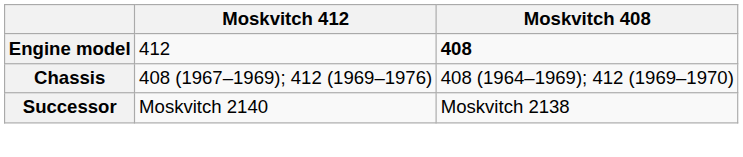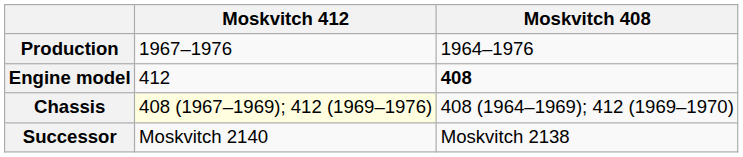+ row: (70, 48)
(286, 78) no background -> (286, 107) lightyellow background
